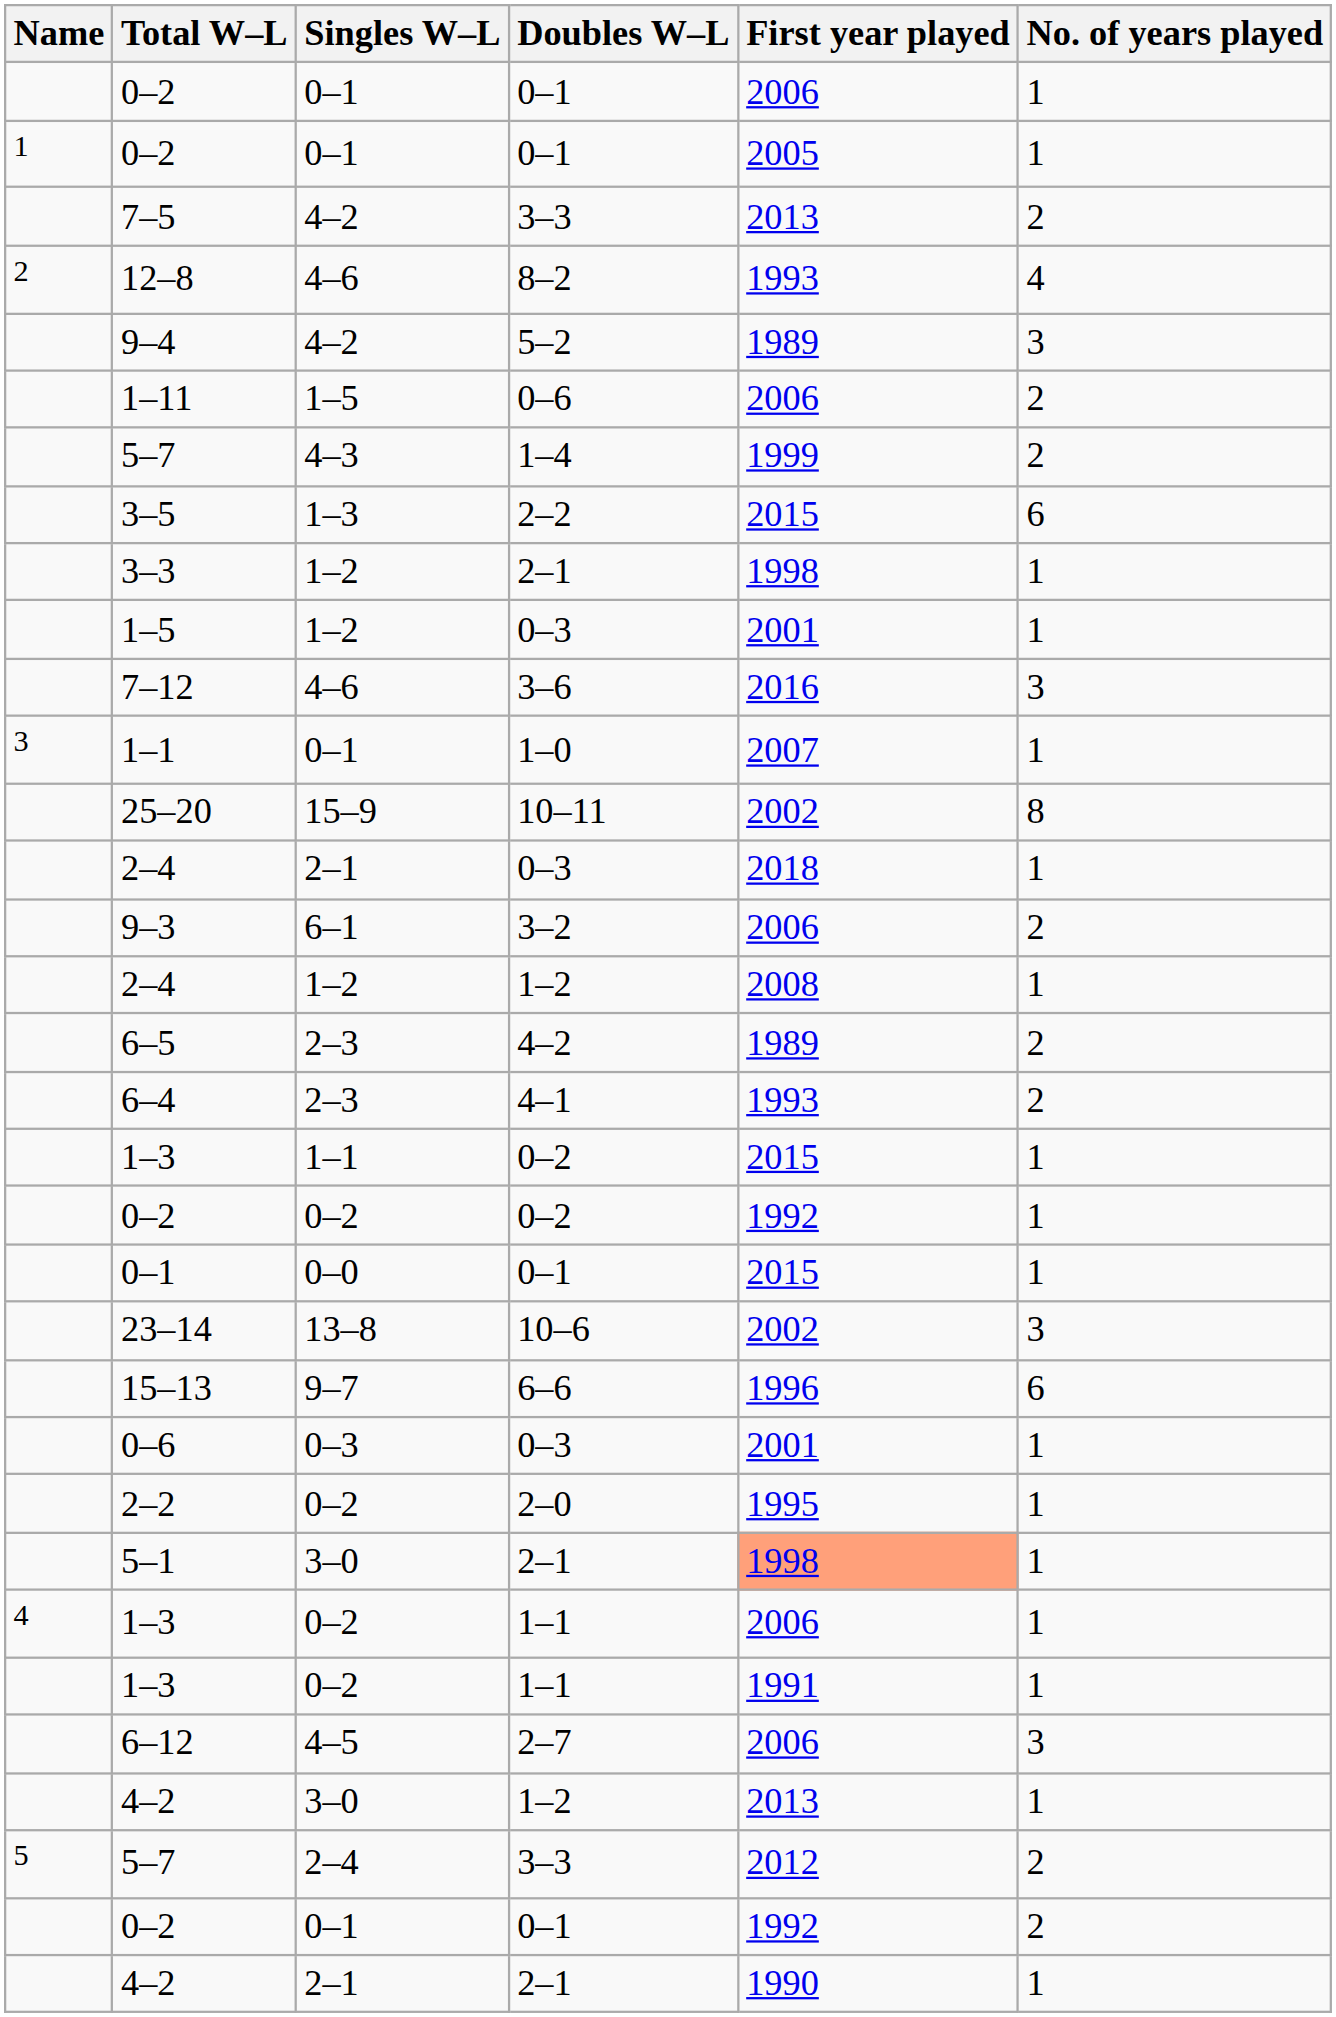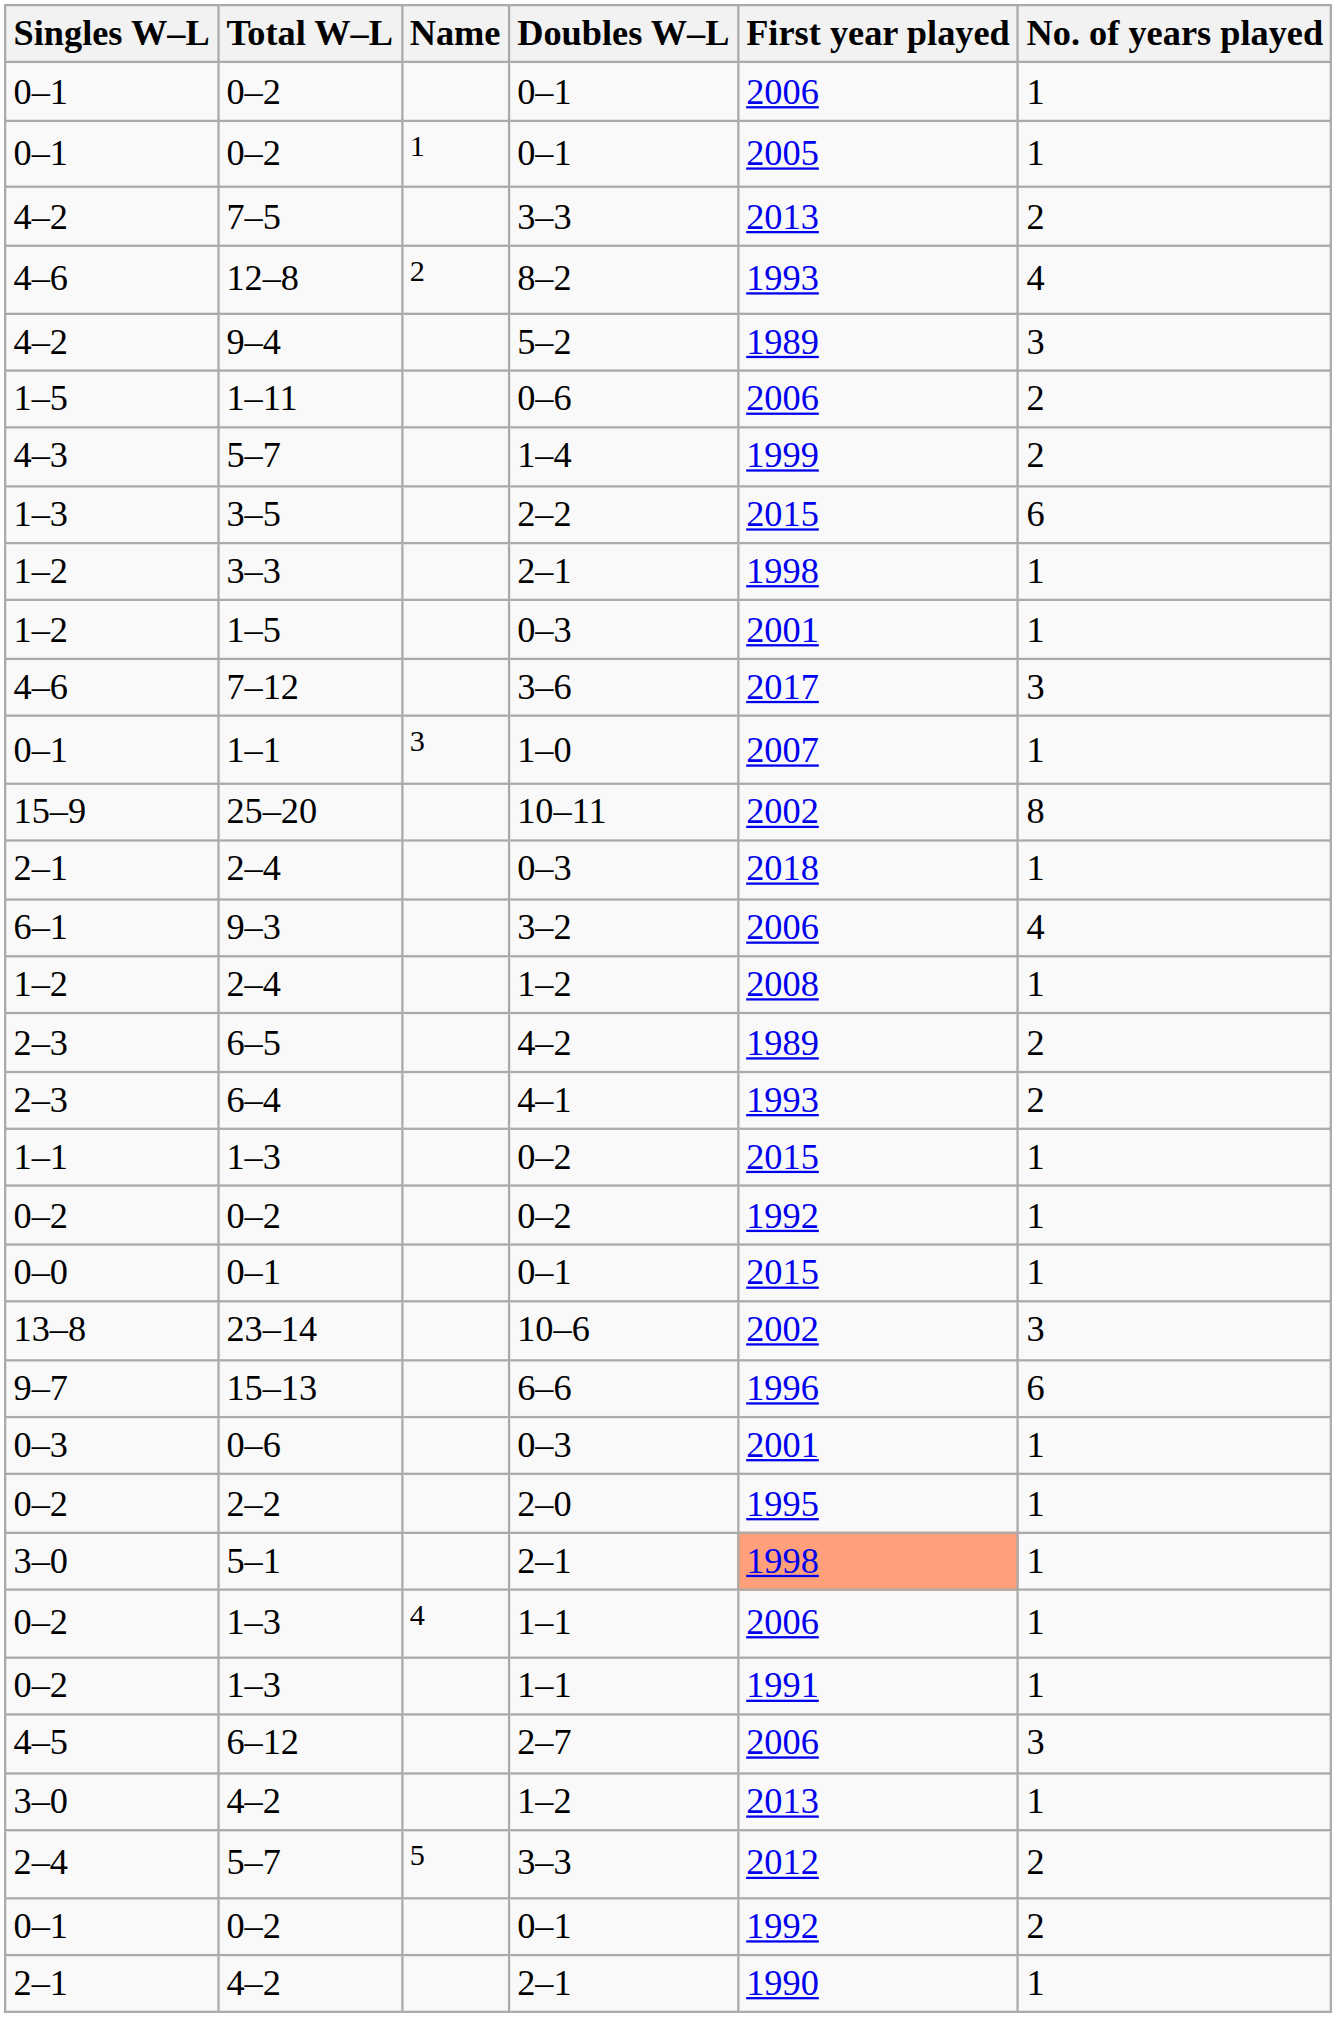columns swapped: (59, 33) <-> (402, 33)
(783, 686) 2016 -> (783, 686) 2017
(1036, 926) 2 -> (1036, 926) 4
